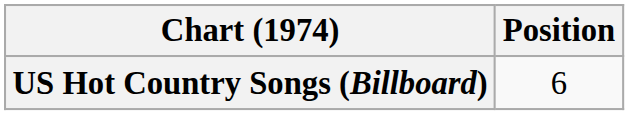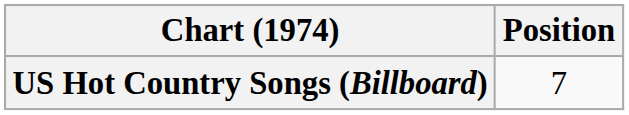(559, 82) 6 -> (559, 82) 7
